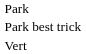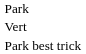rows swapped: (43, 27) <-> (16, 45)
